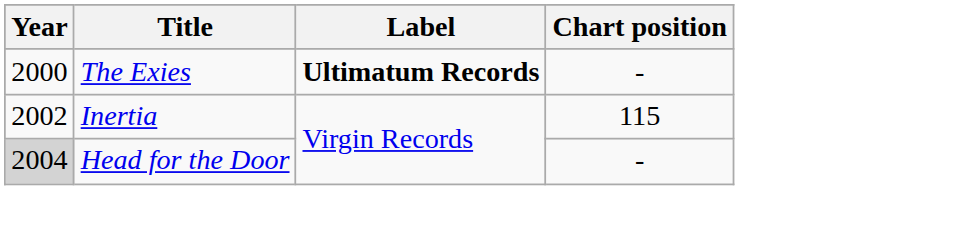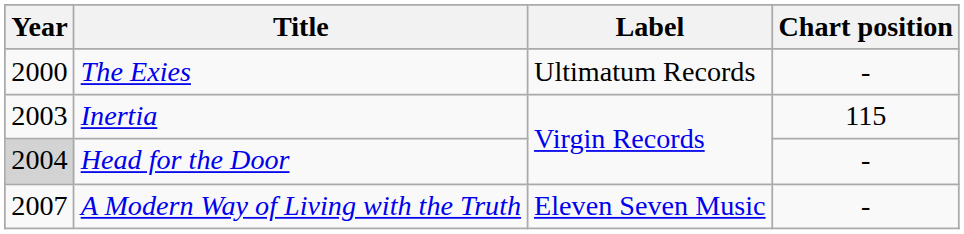(421, 71) bold -> (645, 71) normal
(40, 116) 2002 -> (40, 116) 2003
+ row: (301, 205)
